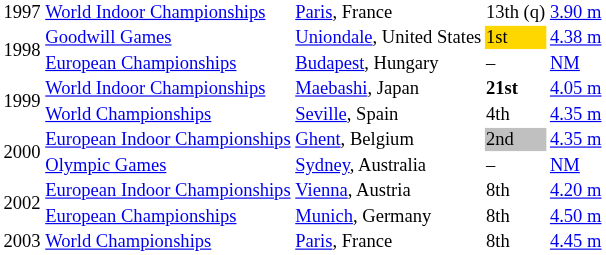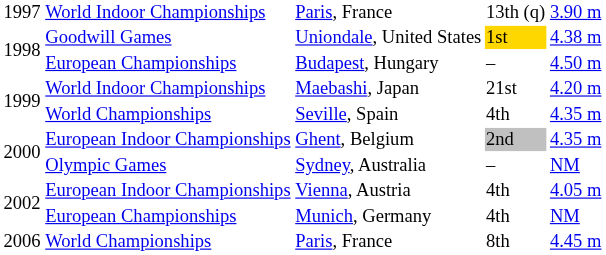(565, 62) NM -> (576, 62) 4.50 m
(502, 88) bold -> (501, 88) normal
(576, 88) 4.05 m -> (576, 88) 4.20 m
(498, 190) 8th -> (498, 190) 4th
(576, 190) 4.20 m -> (576, 190) 4.05 m
(498, 216) 8th -> (498, 216) 4th
(576, 216) 4.50 m -> (565, 216) NM
(22, 241) 2003 -> (22, 241) 2006
